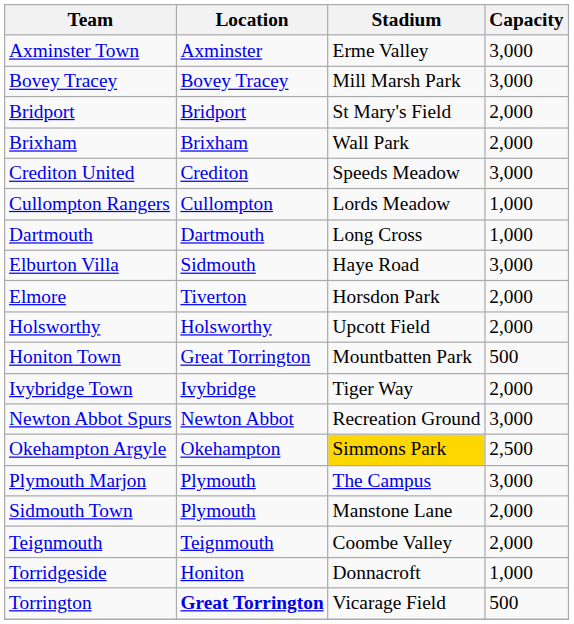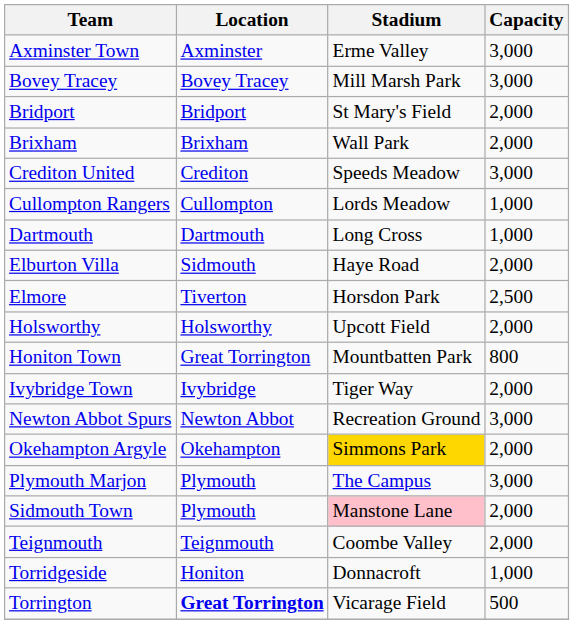(511, 265) 3,000 -> (511, 265) 2,000
(511, 296) 2,000 -> (511, 296) 2,500
(504, 357) 500 -> (504, 357) 800
(511, 449) 2,500 -> (511, 449) 2,000
(393, 511) no background -> (393, 511) pink background
